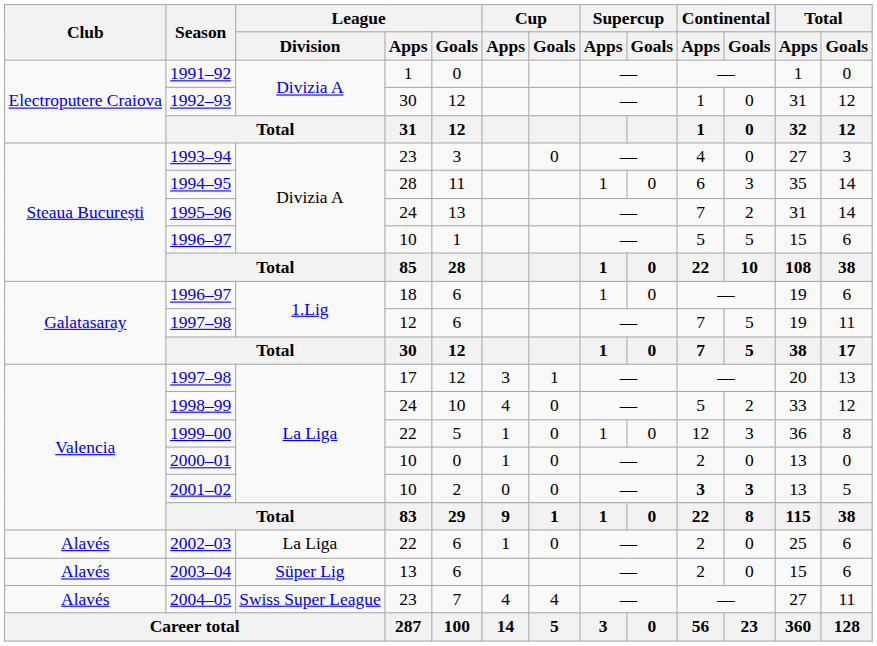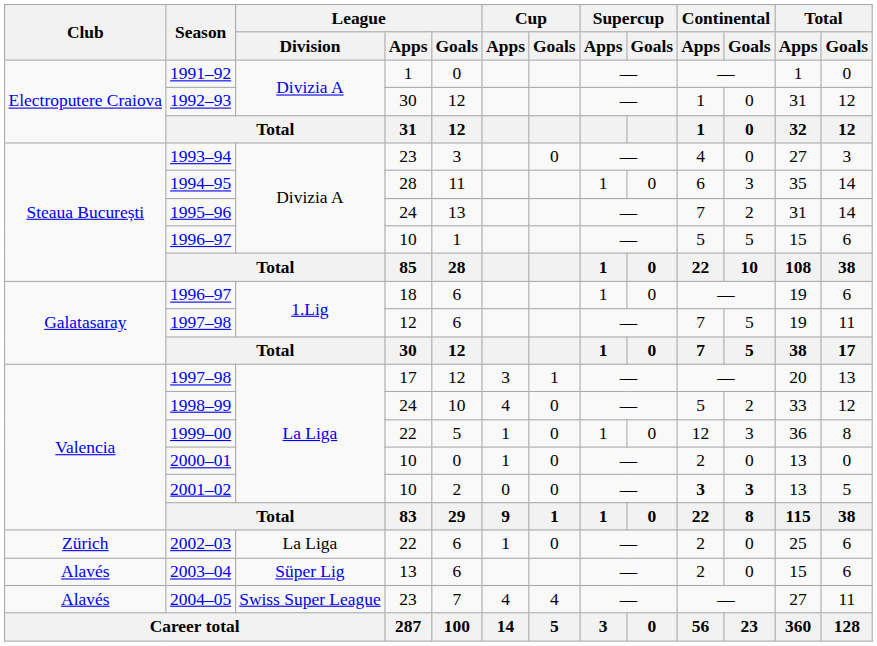(85, 543) Alavés -> (85, 543) Zürich
